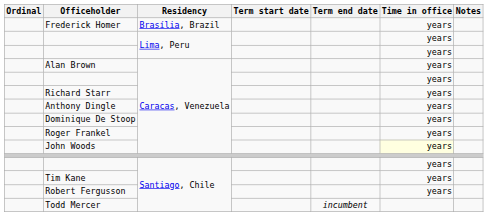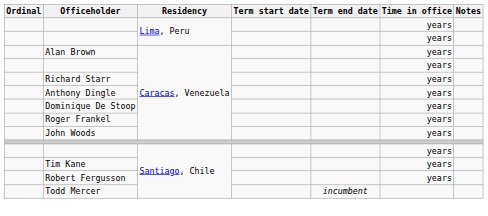- row: (83, 25)
(439, 147) lightyellow background -> (439, 133) no background
